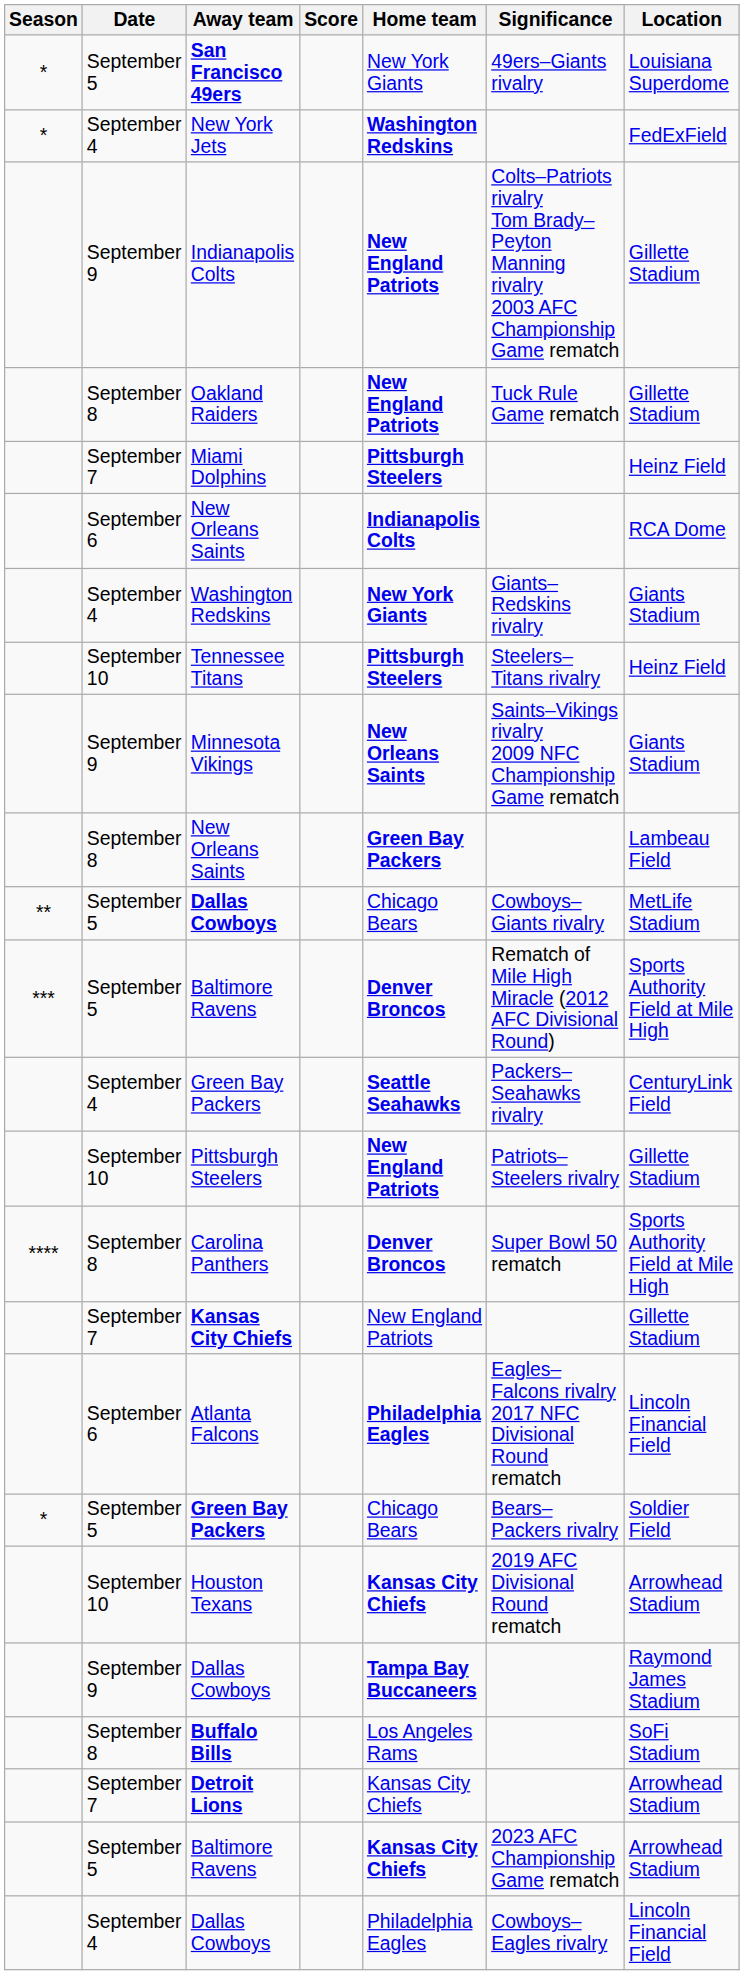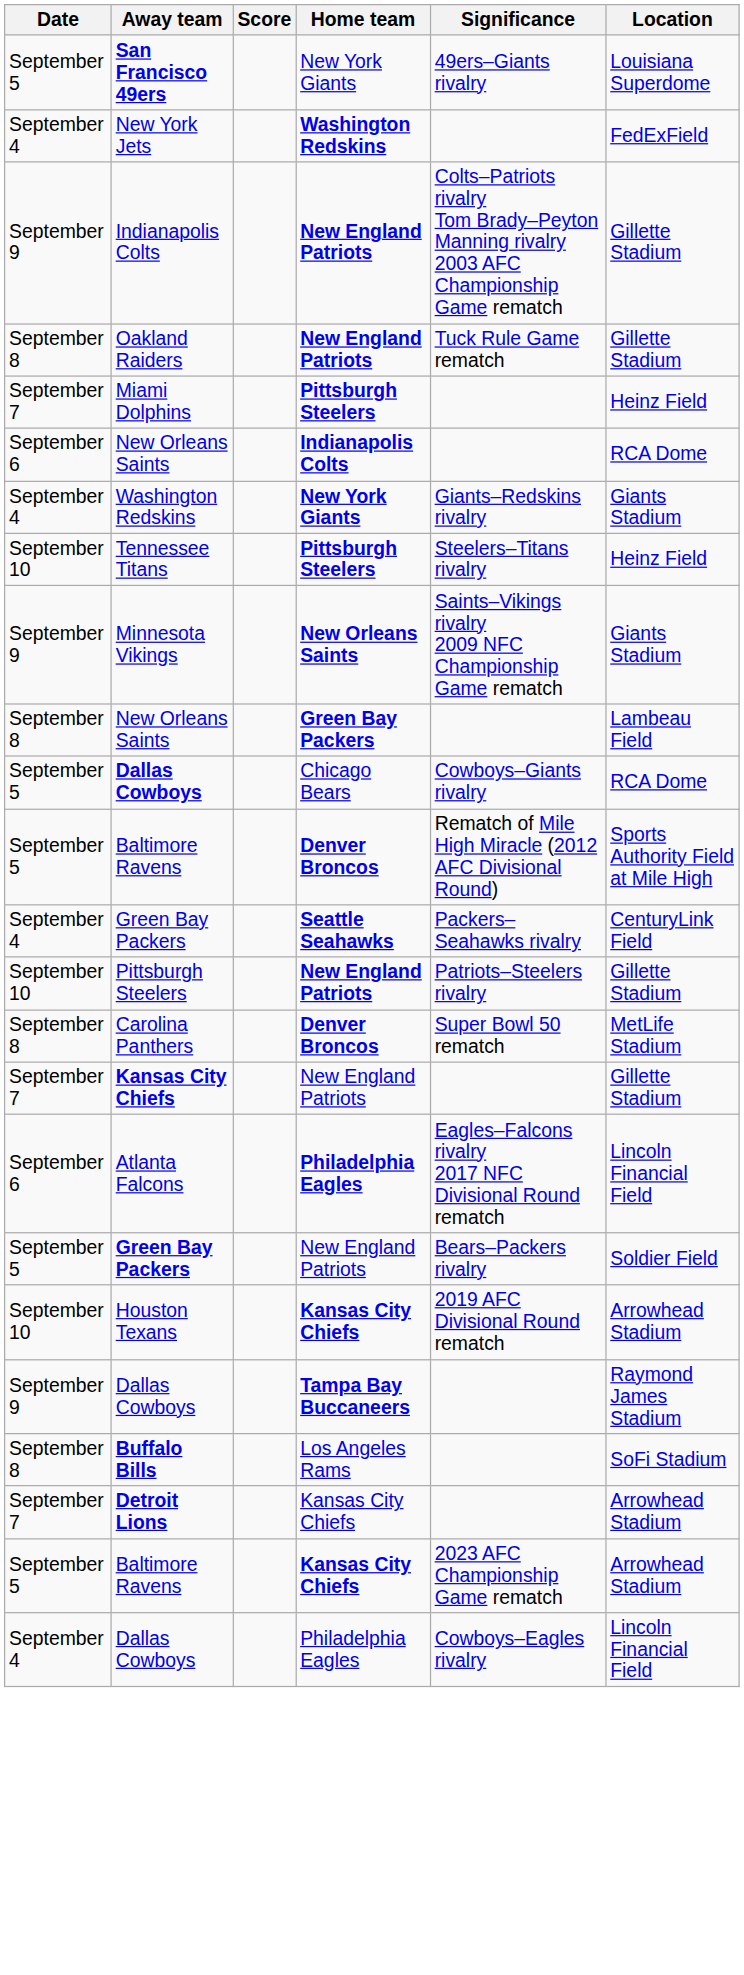- column: (44, 19)
(664, 912) MetLife Stadium -> (659, 782) RCA Dome
(681, 1253) Sports Authority Field at Mile High -> (646, 1035) MetLife Stadium
(402, 1519) Chicago Bears -> (358, 1258) New England Patriots
